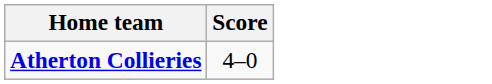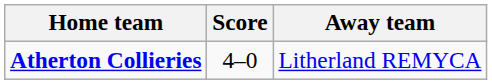+ column: (380, 23)
